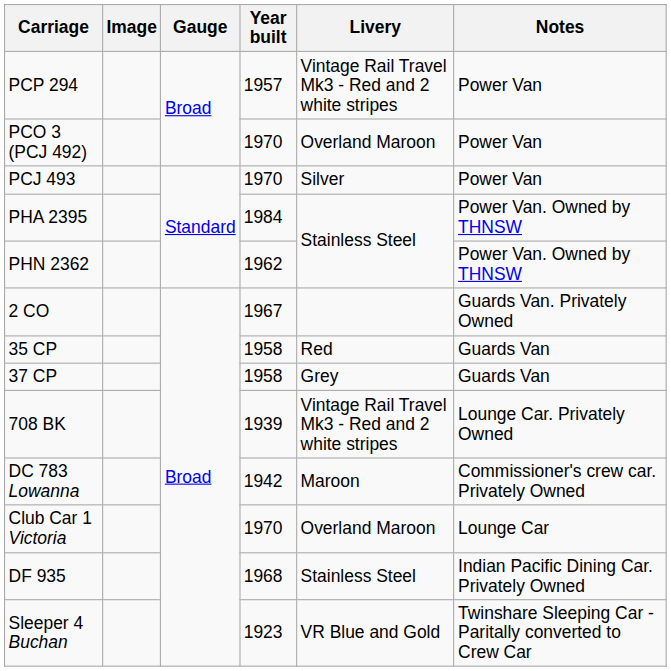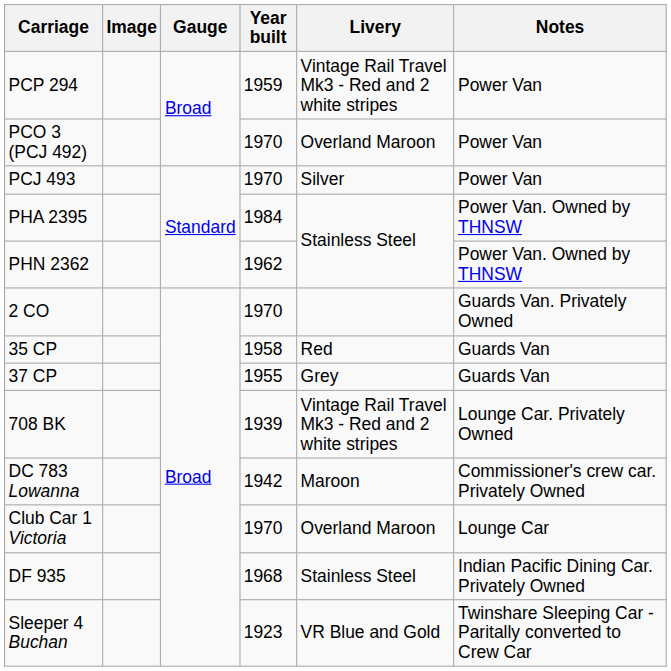(263, 85) 1957 -> (263, 85) 1959
(263, 311) 1967 -> (263, 311) 1970
(263, 376) 1958 -> (263, 376) 1955
